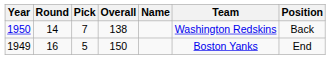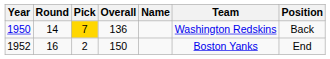(85, 29) no background -> (85, 29) gold background
(118, 29) 138 -> (118, 29) 136
(19, 46) 1949 -> (19, 46) 1952
(85, 46) 5 -> (85, 46) 2
